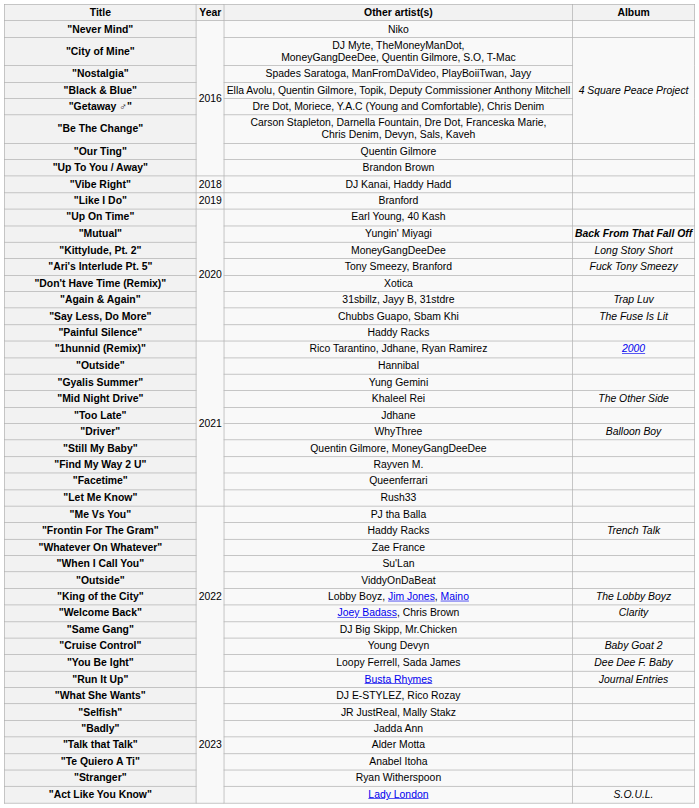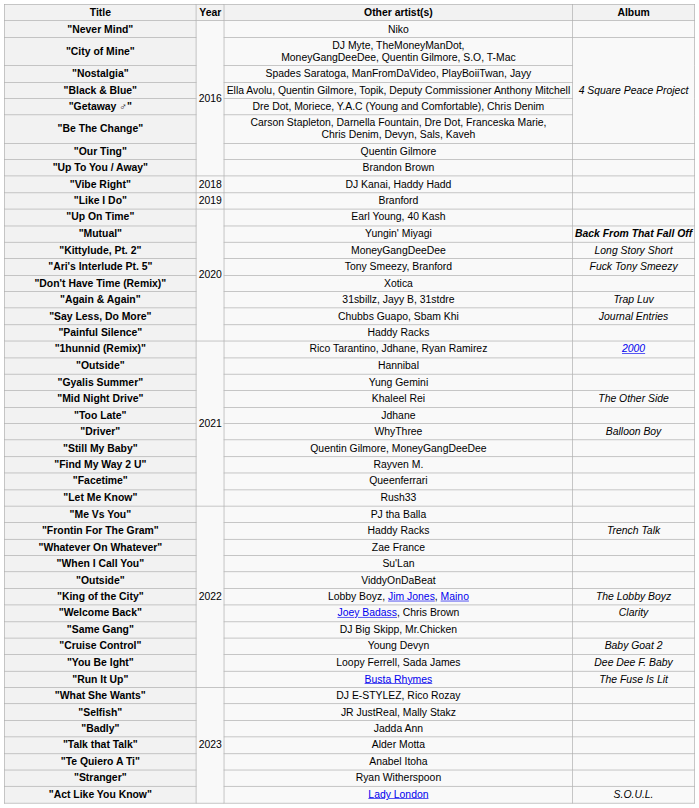(634, 316) The Fuse Is Lit -> (634, 316) Journal Entries
(634, 679) Journal Entries -> (634, 679) The Fuse Is Lit
